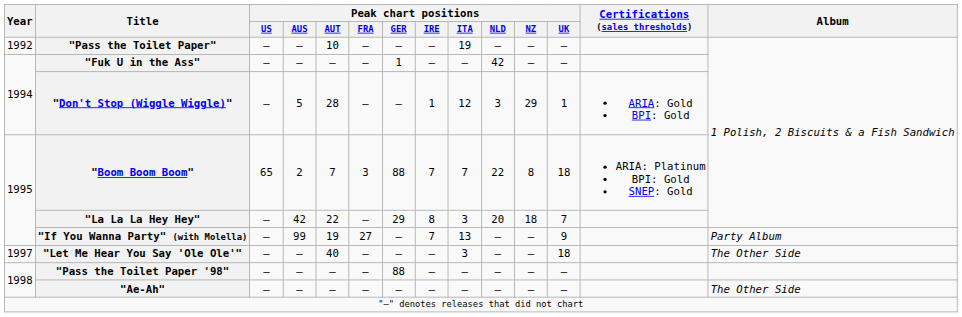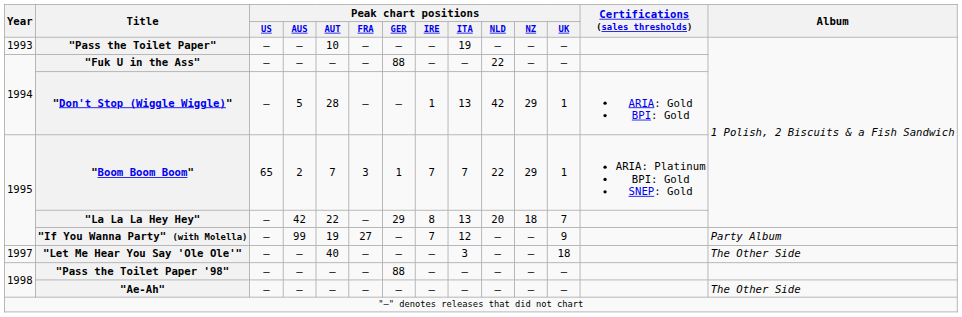(20, 45) 1992 -> (20, 45) 1993
(399, 63) 1 -> (399, 63) 88
(498, 63) 42 -> (498, 63) 22
(465, 103) 12 -> (465, 103) 13
(498, 103) 3 -> (498, 103) 42
(399, 173) 88 -> (399, 173) 1
(531, 173) 8 -> (531, 173) 29
(564, 173) 18 -> (564, 173) 1
(465, 219) 3 -> (465, 219) 13
(465, 236) 13 -> (465, 236) 12
